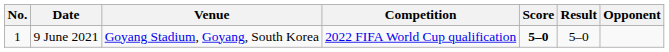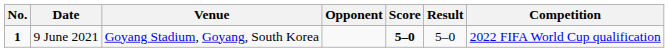columns swapped: (632, 15) <-> (421, 15)
(17, 36) normal -> (17, 36) bold
